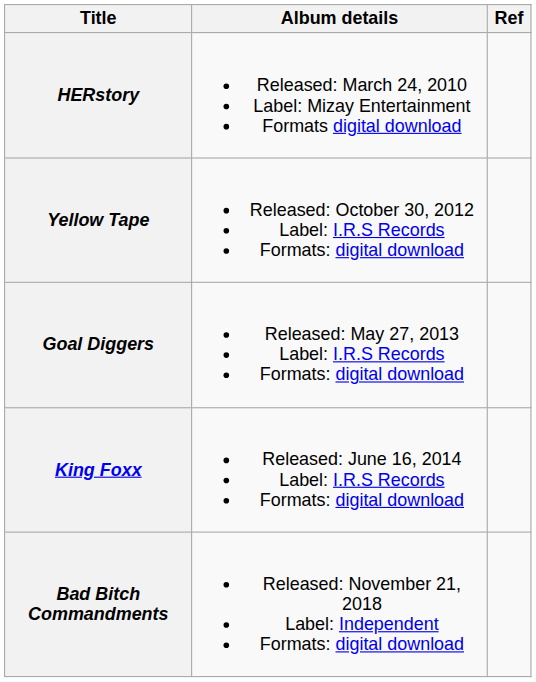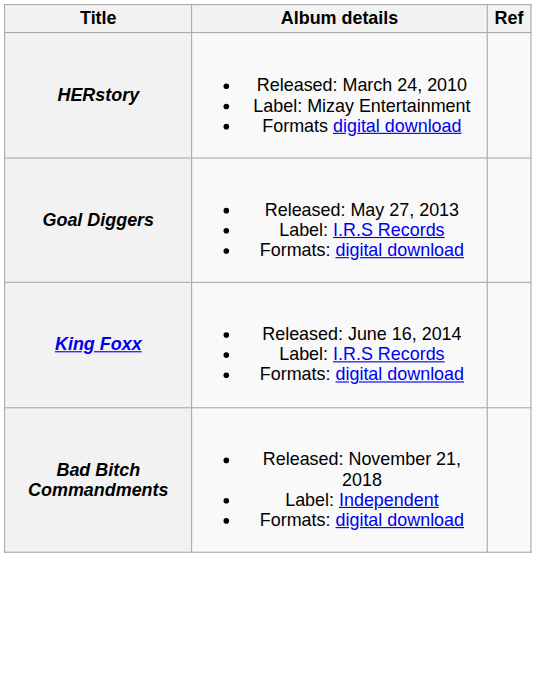- row: (98, 220)
